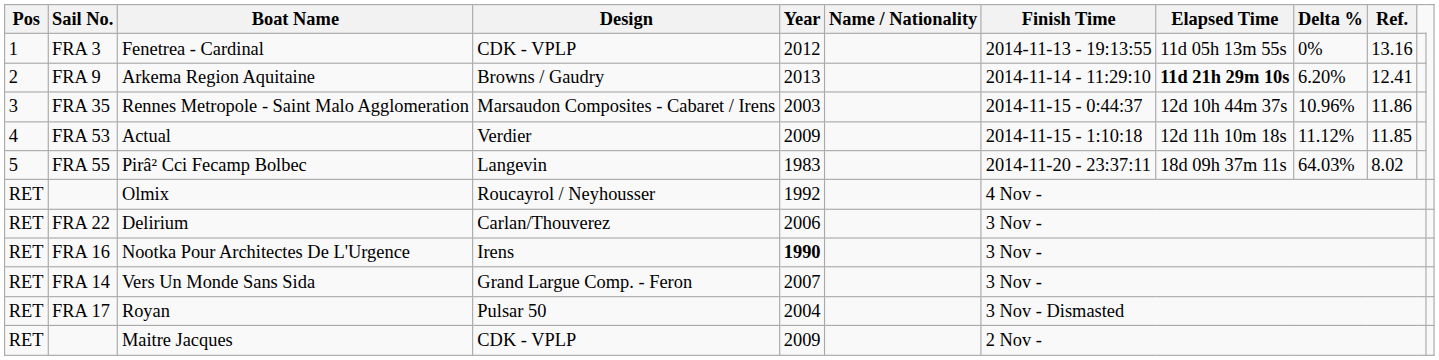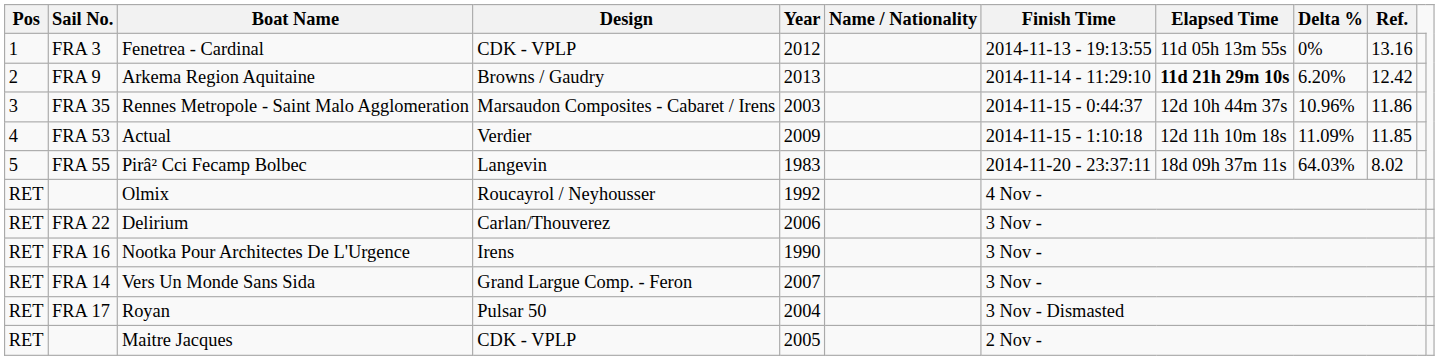(1392, 77) 12.41 -> (1392, 77) 12.42
(1326, 135) 11.12% -> (1326, 135) 11.09%
(802, 252) bold -> (802, 252) normal
(802, 340) 2009 -> (802, 340) 2005
